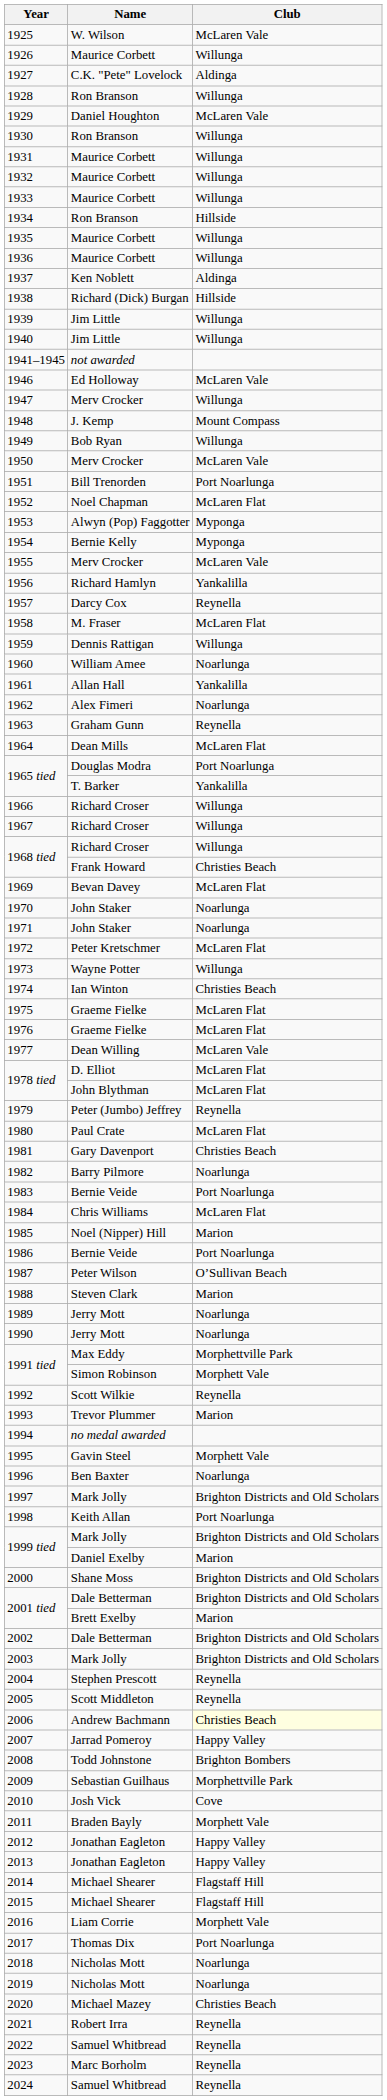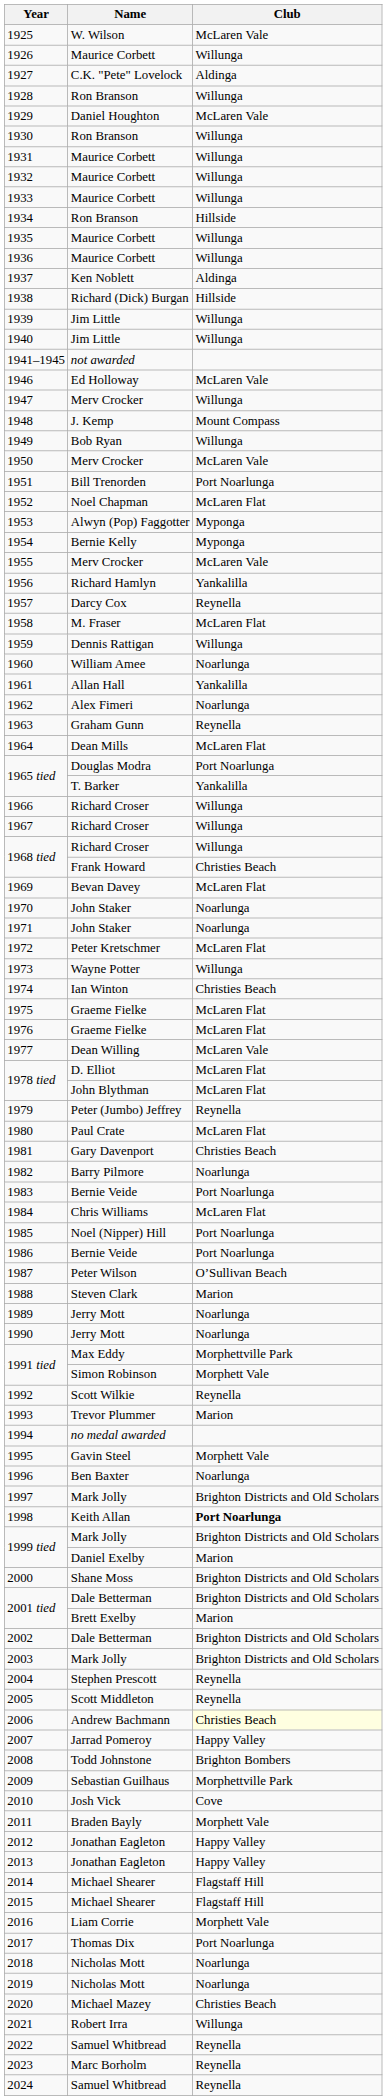(214, 1232) Marion -> (235, 1232) Port Noarlunga
(235, 1516) normal -> (238, 1516) bold
(218, 2024) Reynella -> (219, 2024) Willunga
